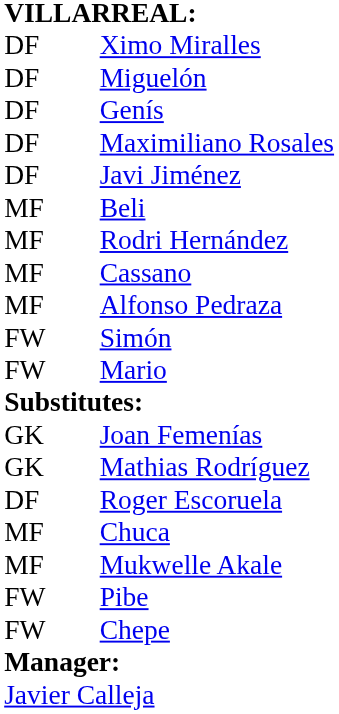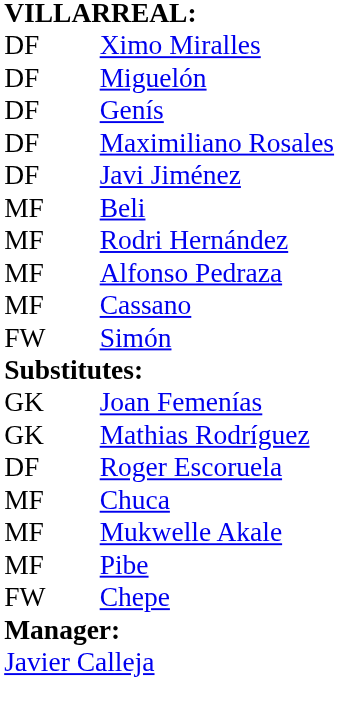rows swapped: (145, 272) <-> (191, 305)
- row: (133, 369)
(25, 597) FW -> (24, 564) MF
